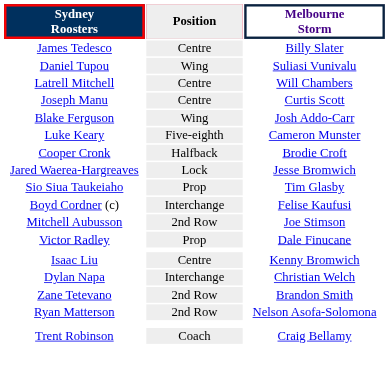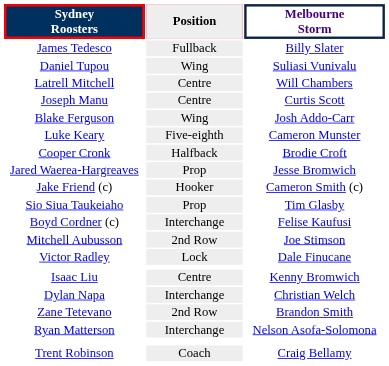(194, 48) Centre -> (194, 48) Fullback
(194, 170) Lock -> (194, 170) Prop
+ row: (74, 187)
(194, 239) Prop -> (194, 257) Lock
(194, 312) 2nd Row -> (194, 329) Interchange
